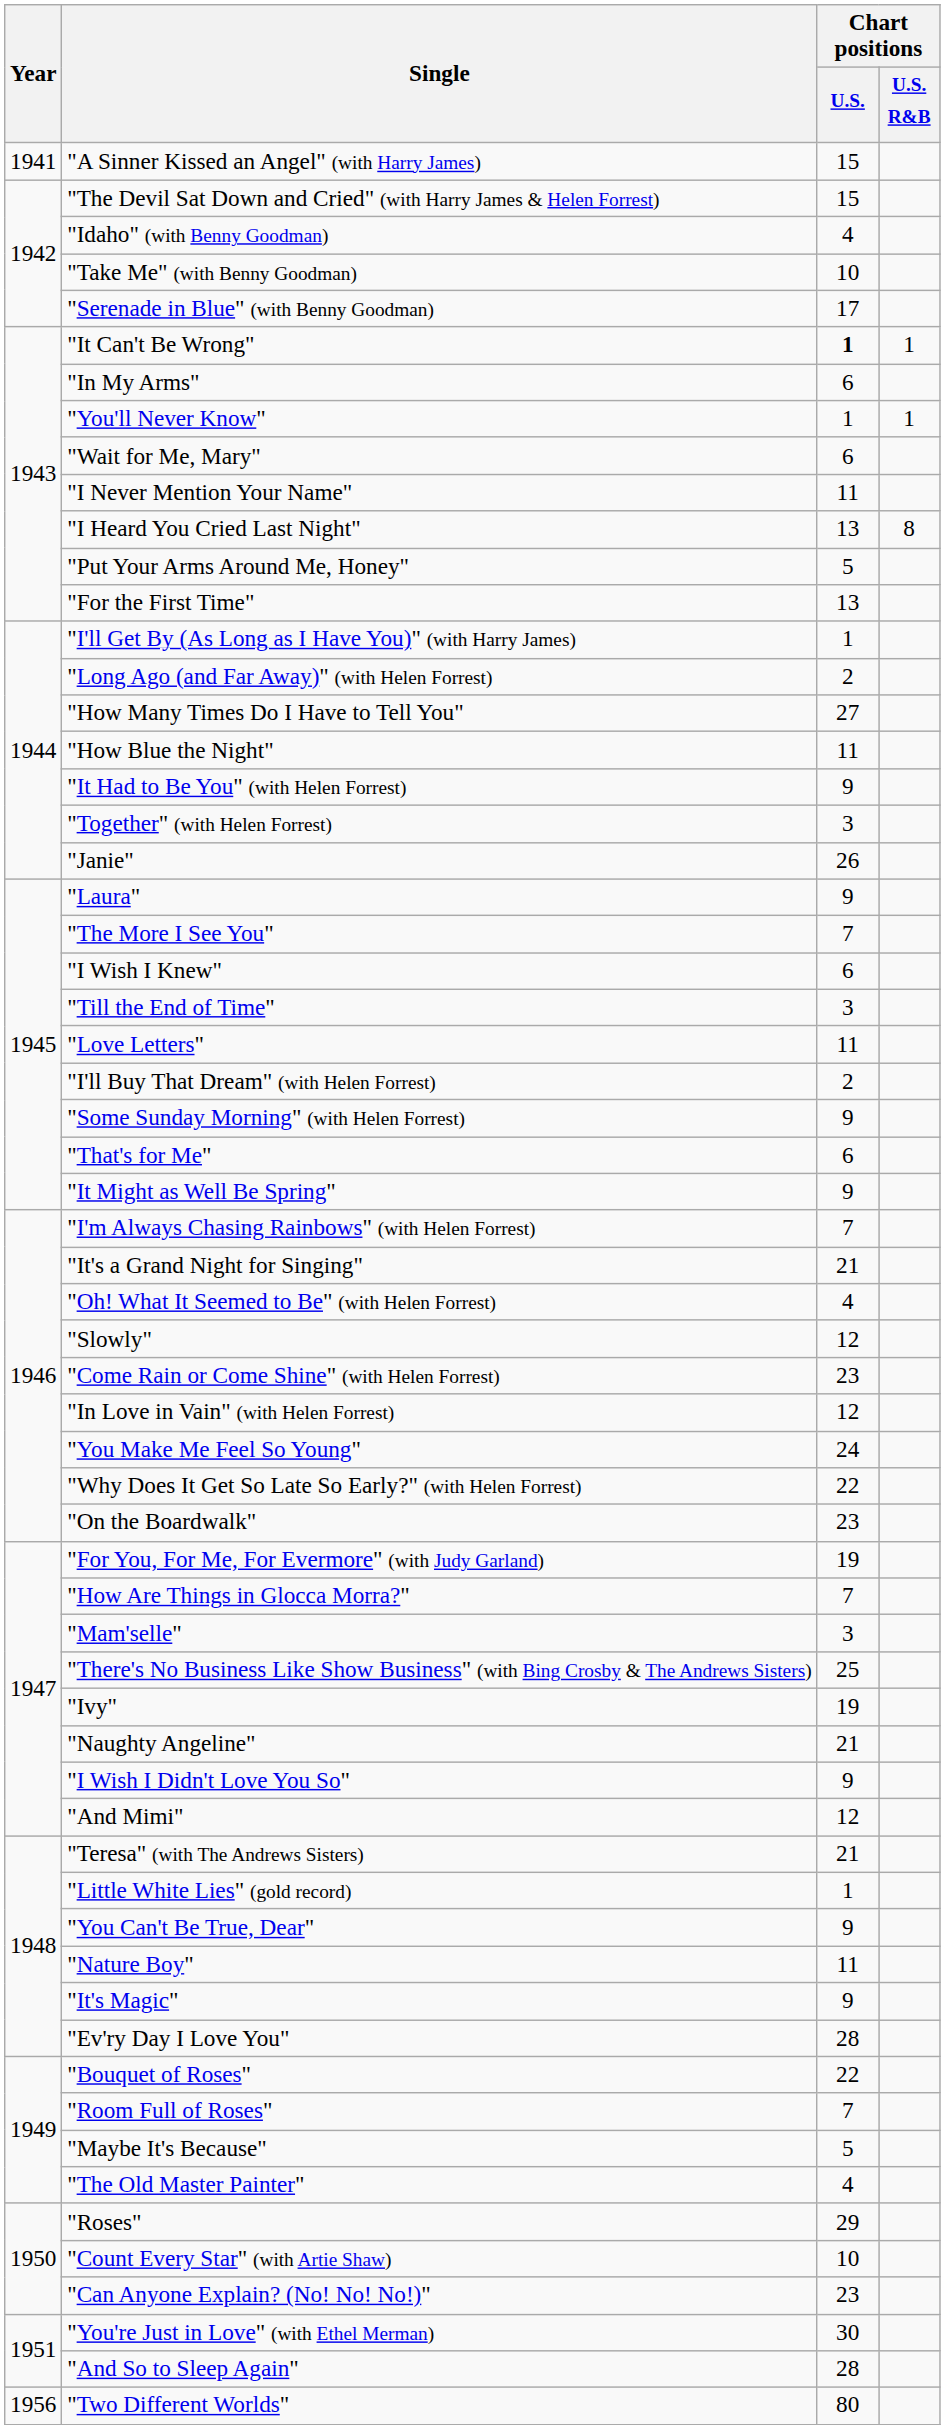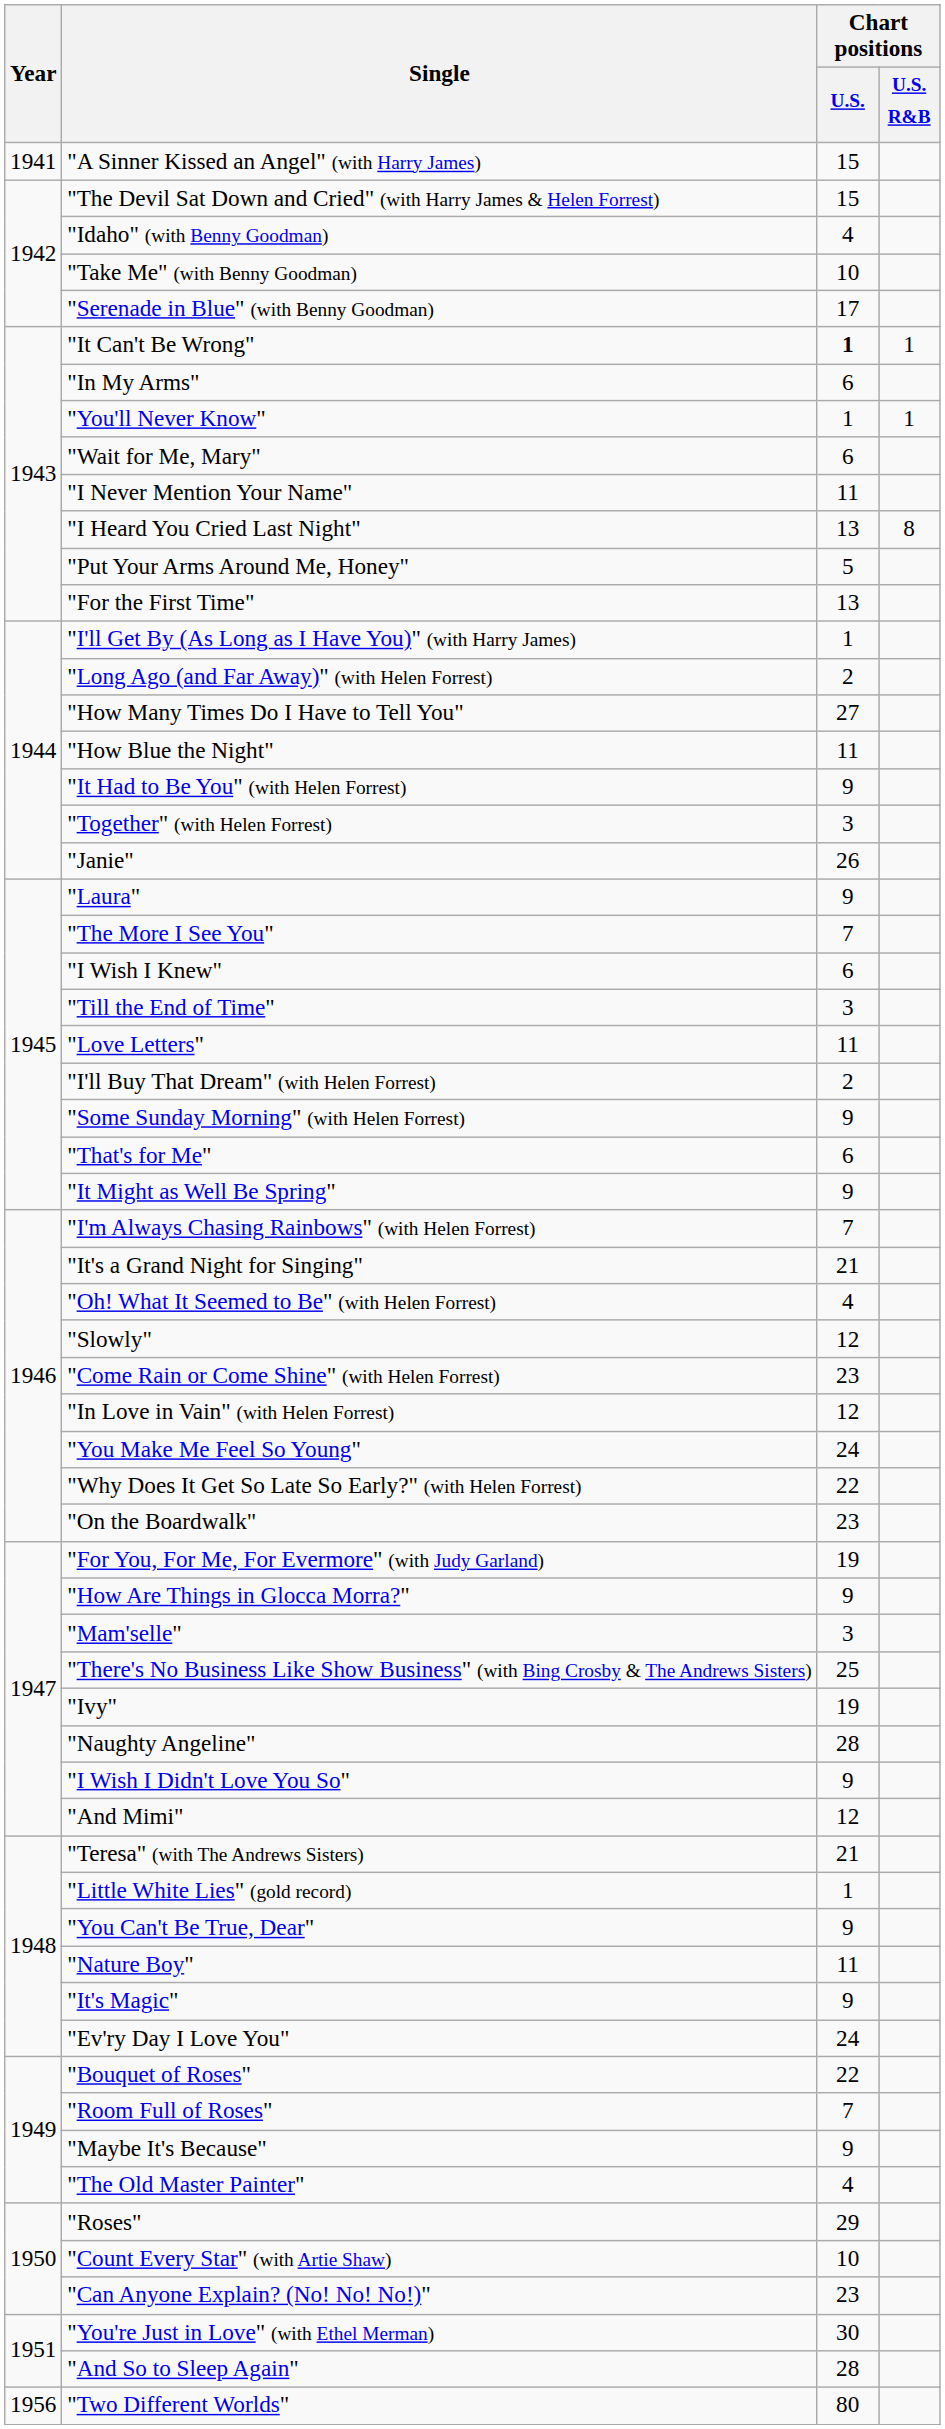(848, 1596) 7 -> (848, 1596) 9
(848, 1743) 21 -> (848, 1743) 28
(848, 2037) 28 -> (848, 2037) 24
(848, 2148) 5 -> (848, 2148) 9
